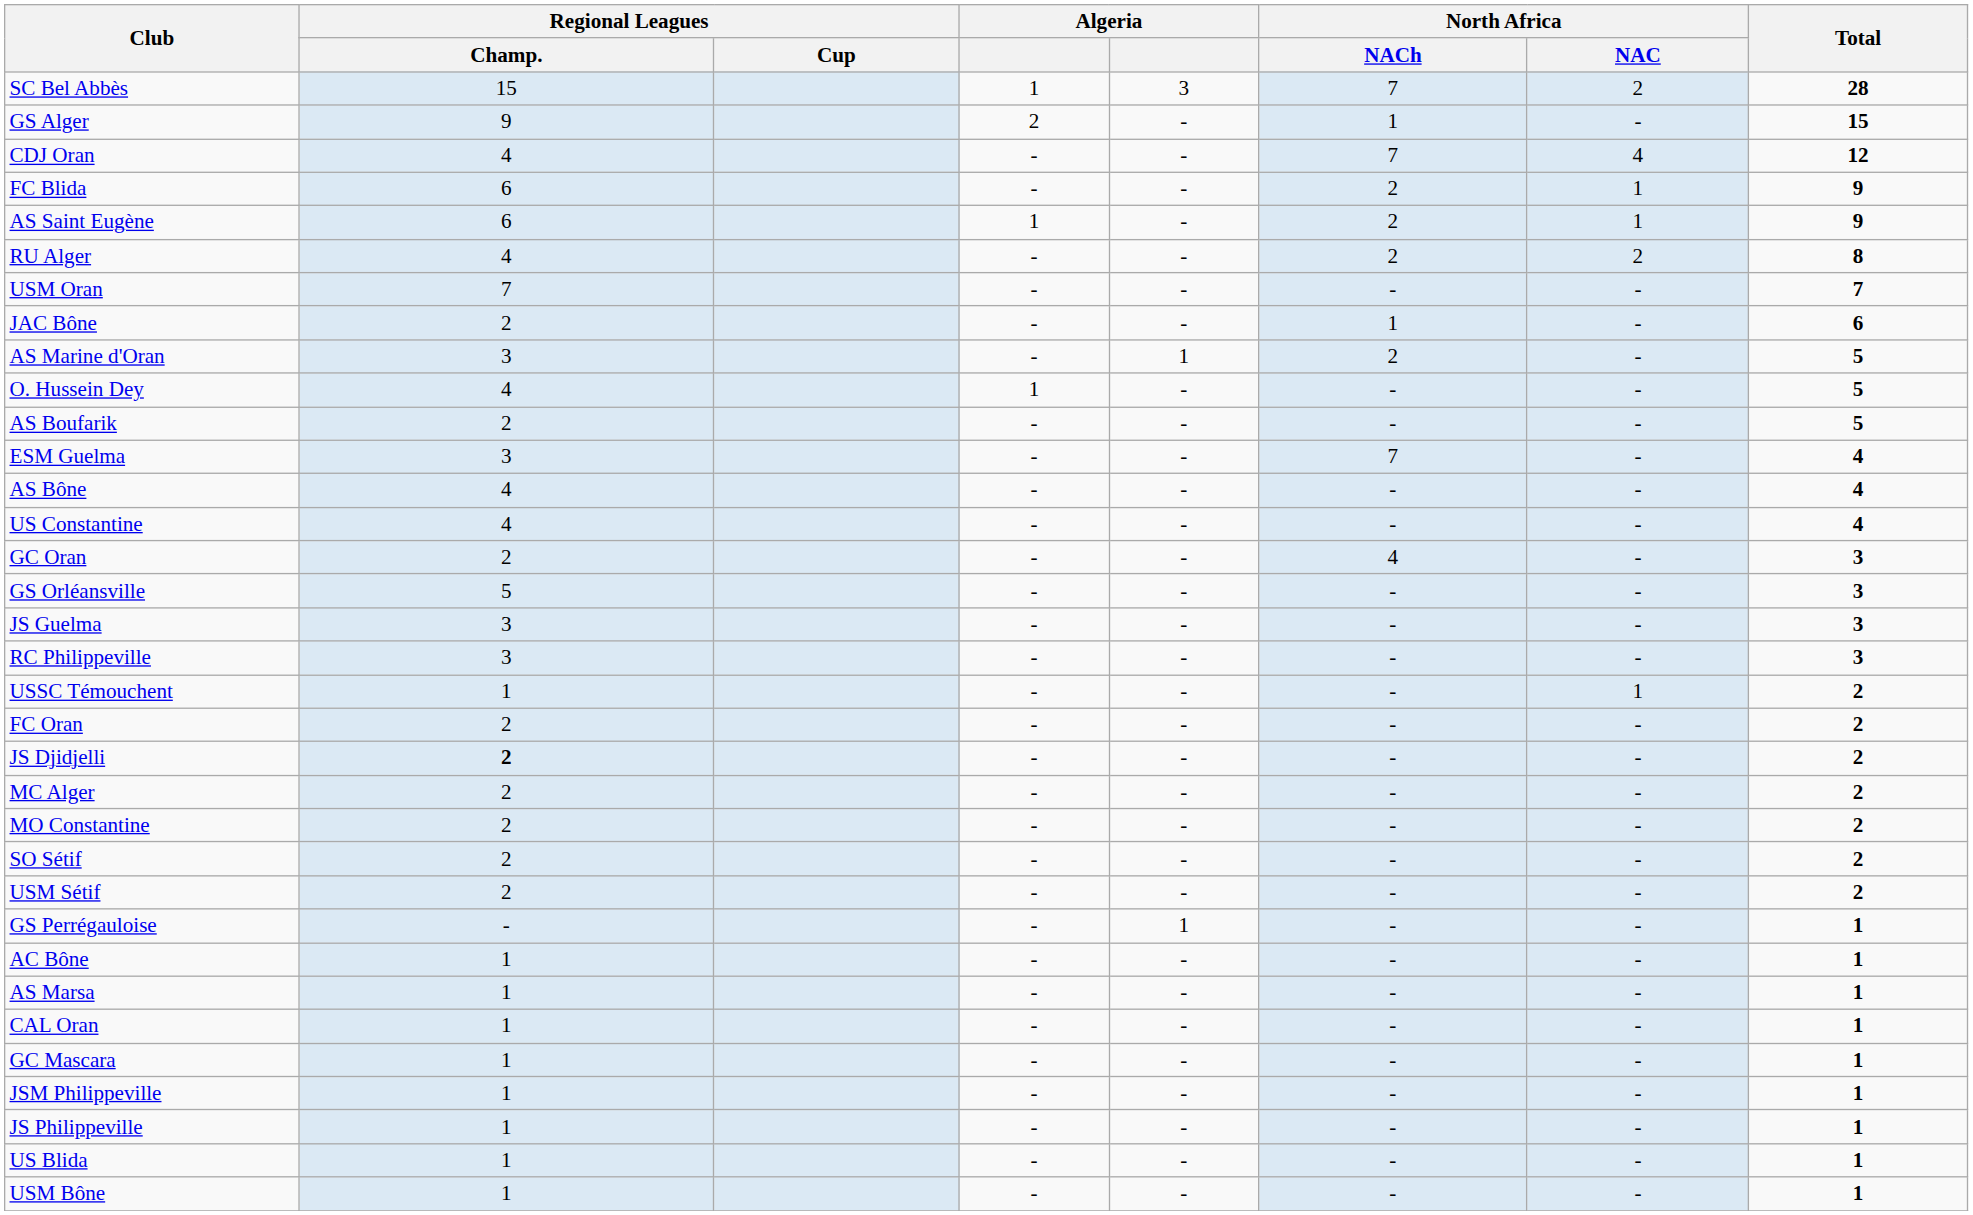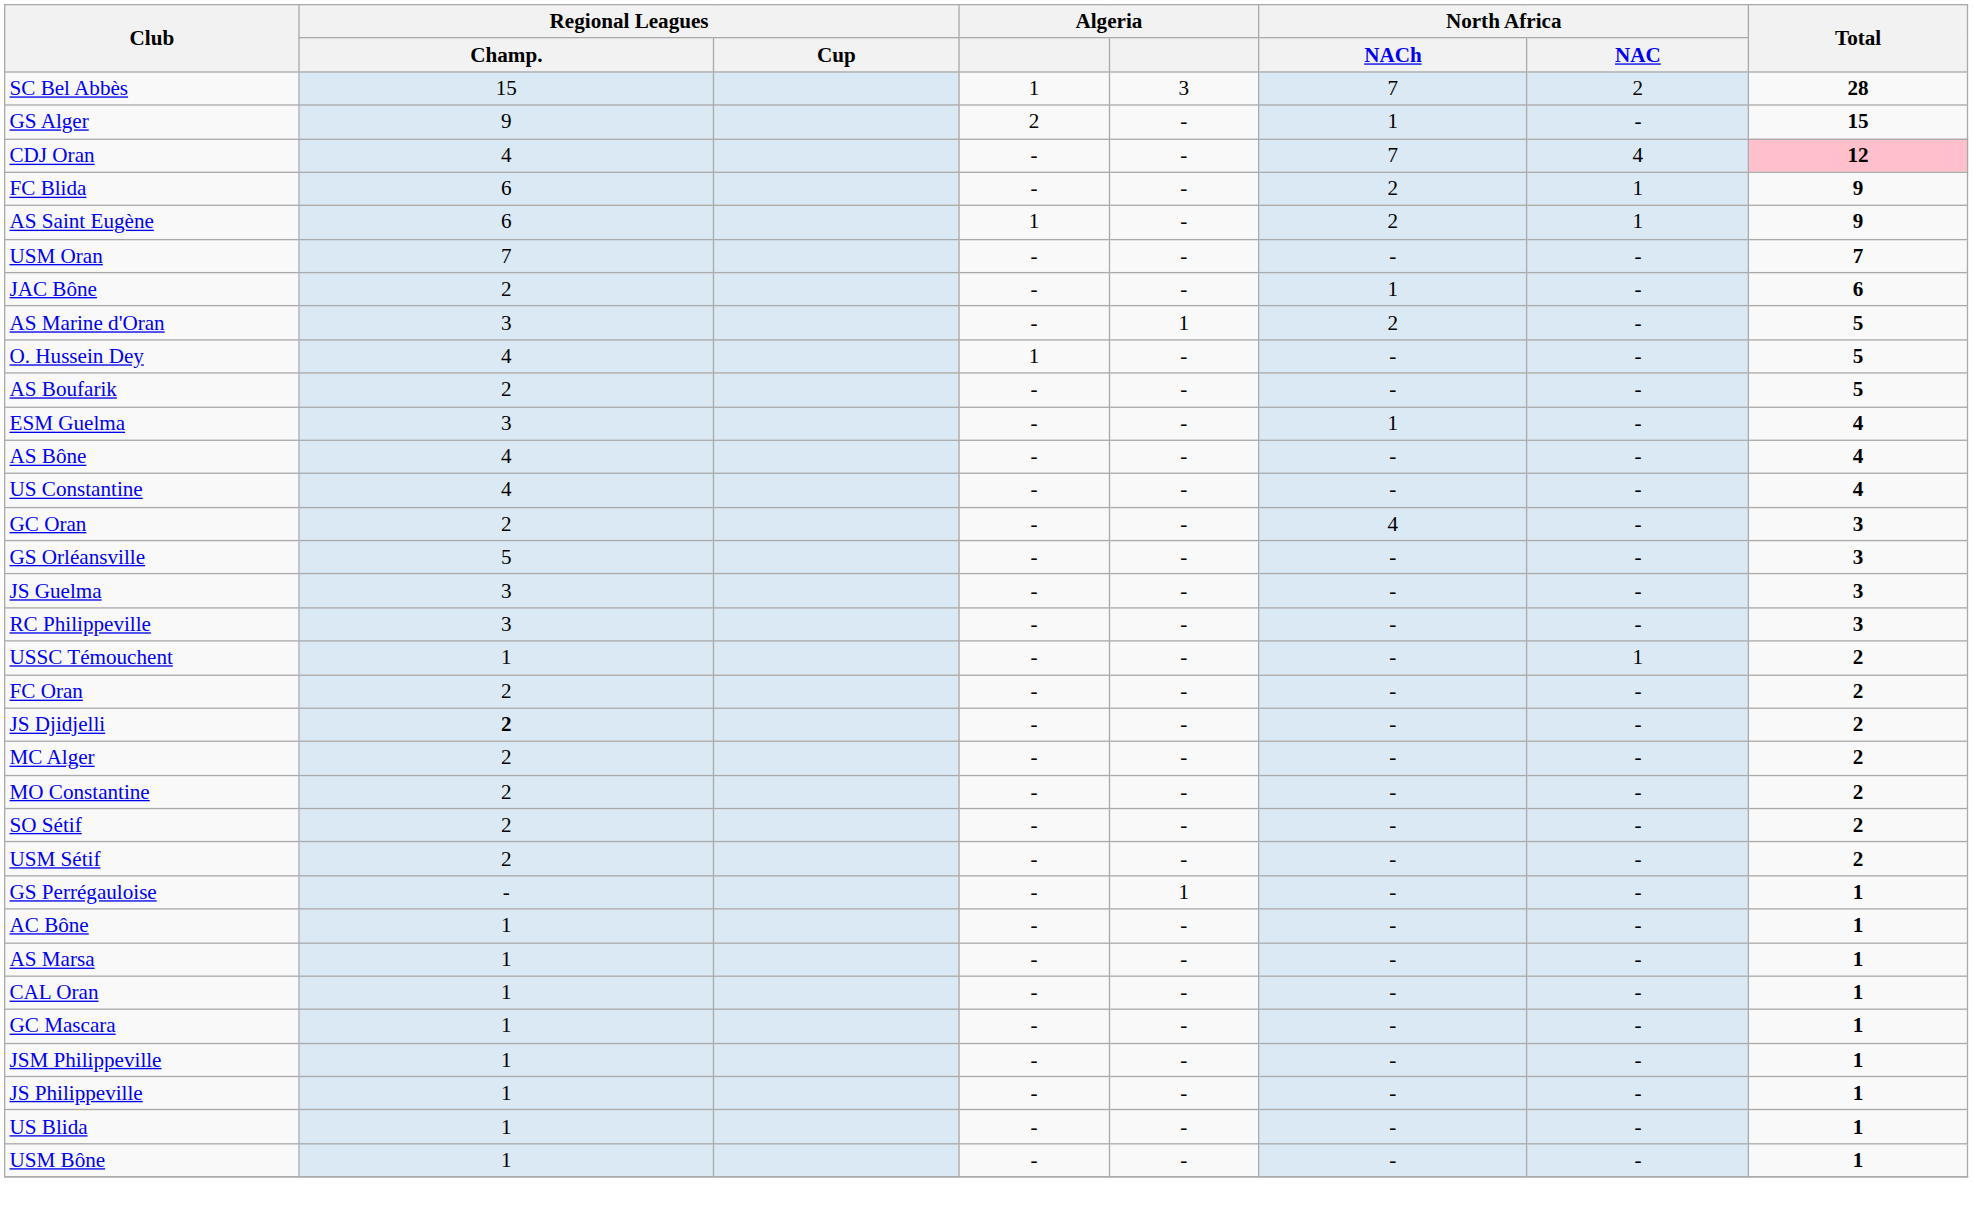(1858, 155) no background -> (1858, 155) pink background
- row: (50, 255)
(1393, 456) 7 -> (1393, 423) 1
